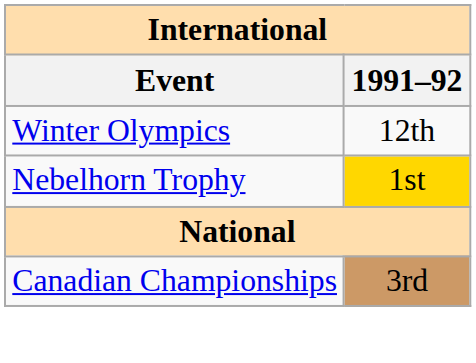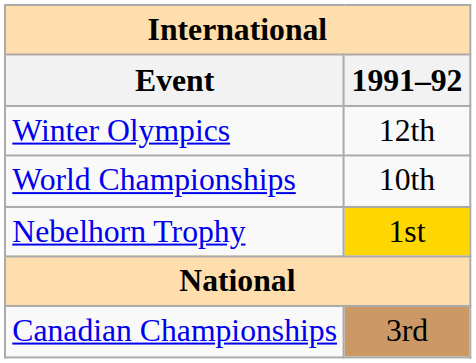+ row: (154, 180)
